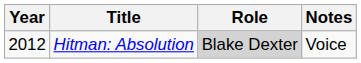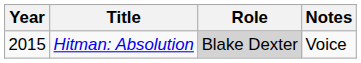(27, 44) 2012 -> (27, 44) 2015
